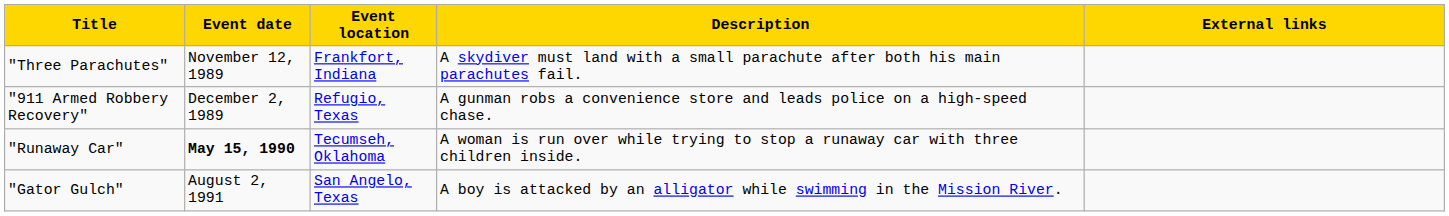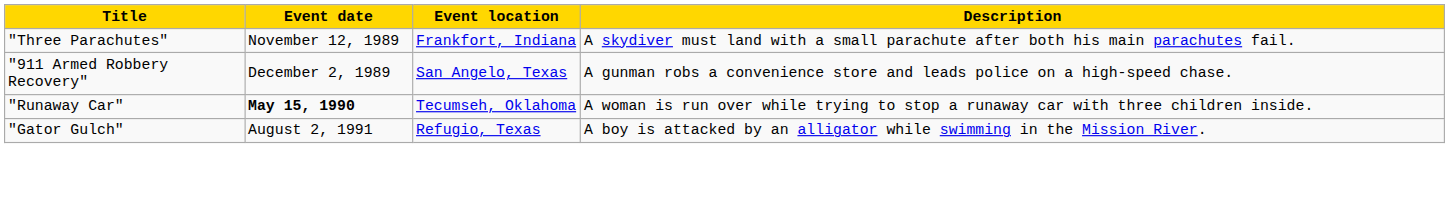- column: (1264, 25)
(350, 108) Refugio, Texas -> (492, 74) San Angelo, Texas
(363, 190) San Angelo, Texas -> (478, 130) Refugio, Texas
